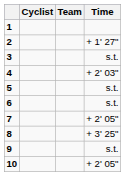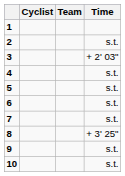(102, 42) + 1' 27" -> (112, 42) s.t.
(112, 57) s.t. -> (102, 57) + 2' 03"
(102, 73) + 2' 03" -> (112, 73) s.t.
(102, 118) + 2' 05" -> (112, 118) s.t.
(102, 164) + 2' 05" -> (112, 164) s.t.
